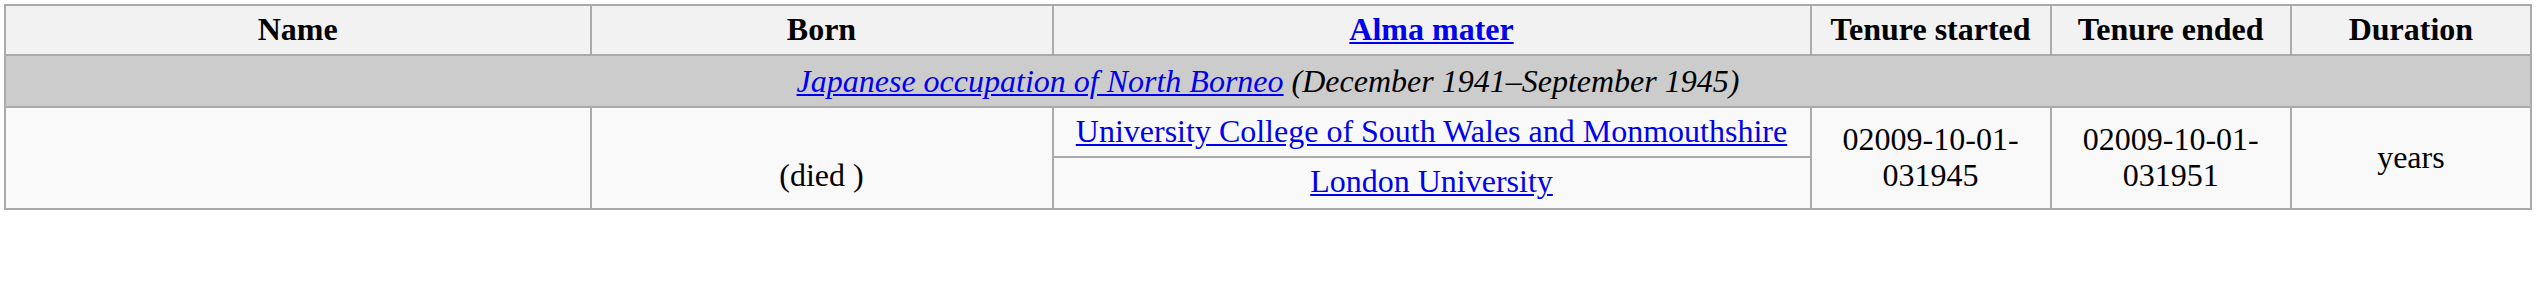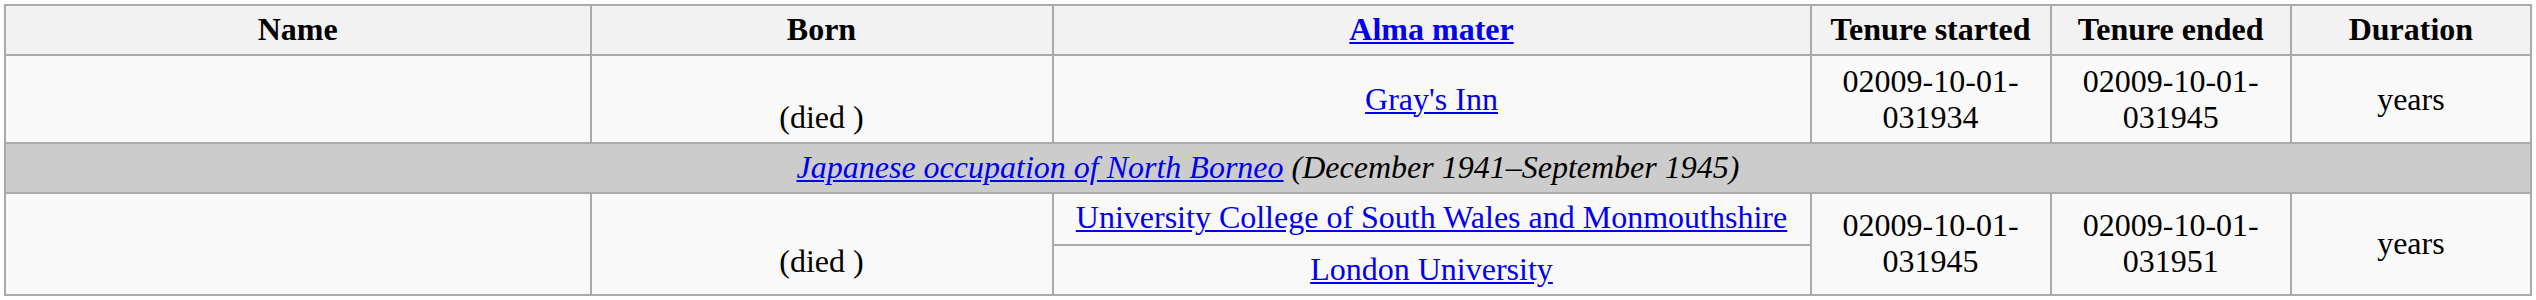+ row: (1432, 98)
